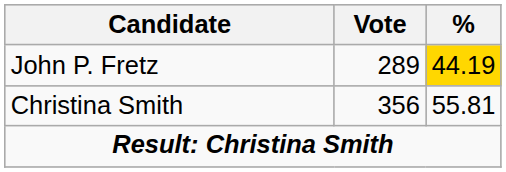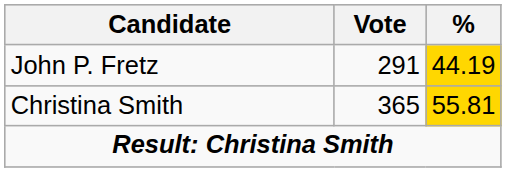(399, 65) 289 -> (399, 65) 291
(399, 105) 356 -> (399, 105) 365
(463, 105) no background -> (463, 105) gold background
